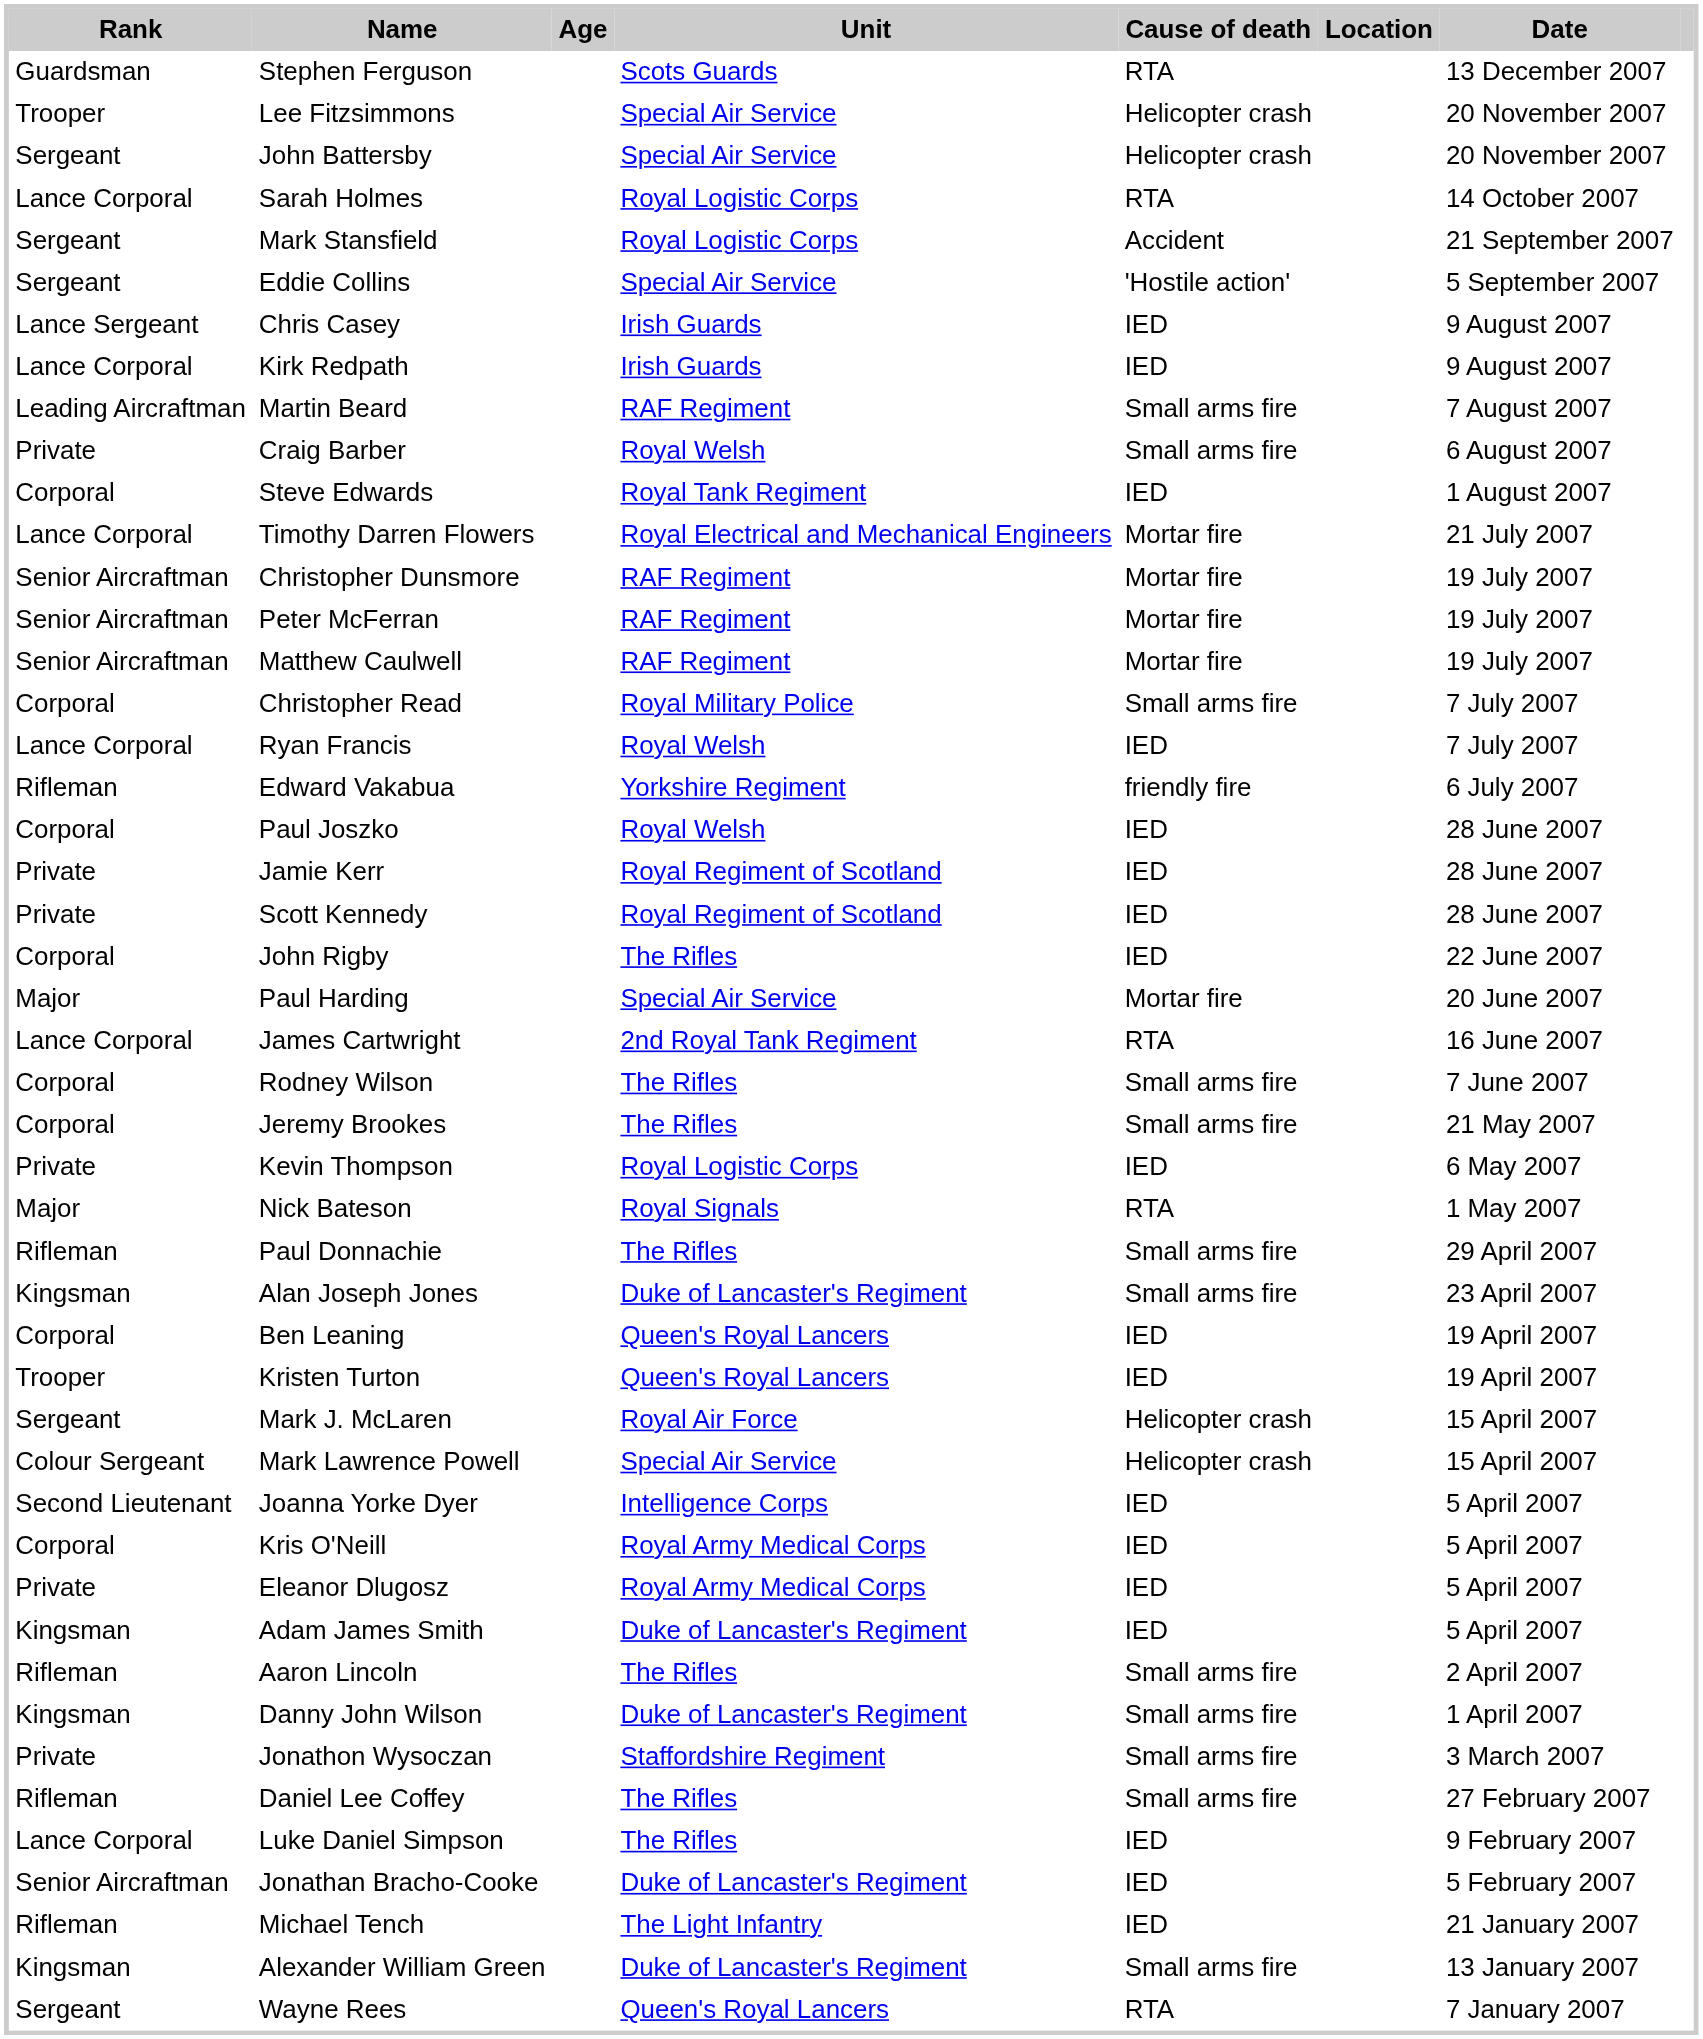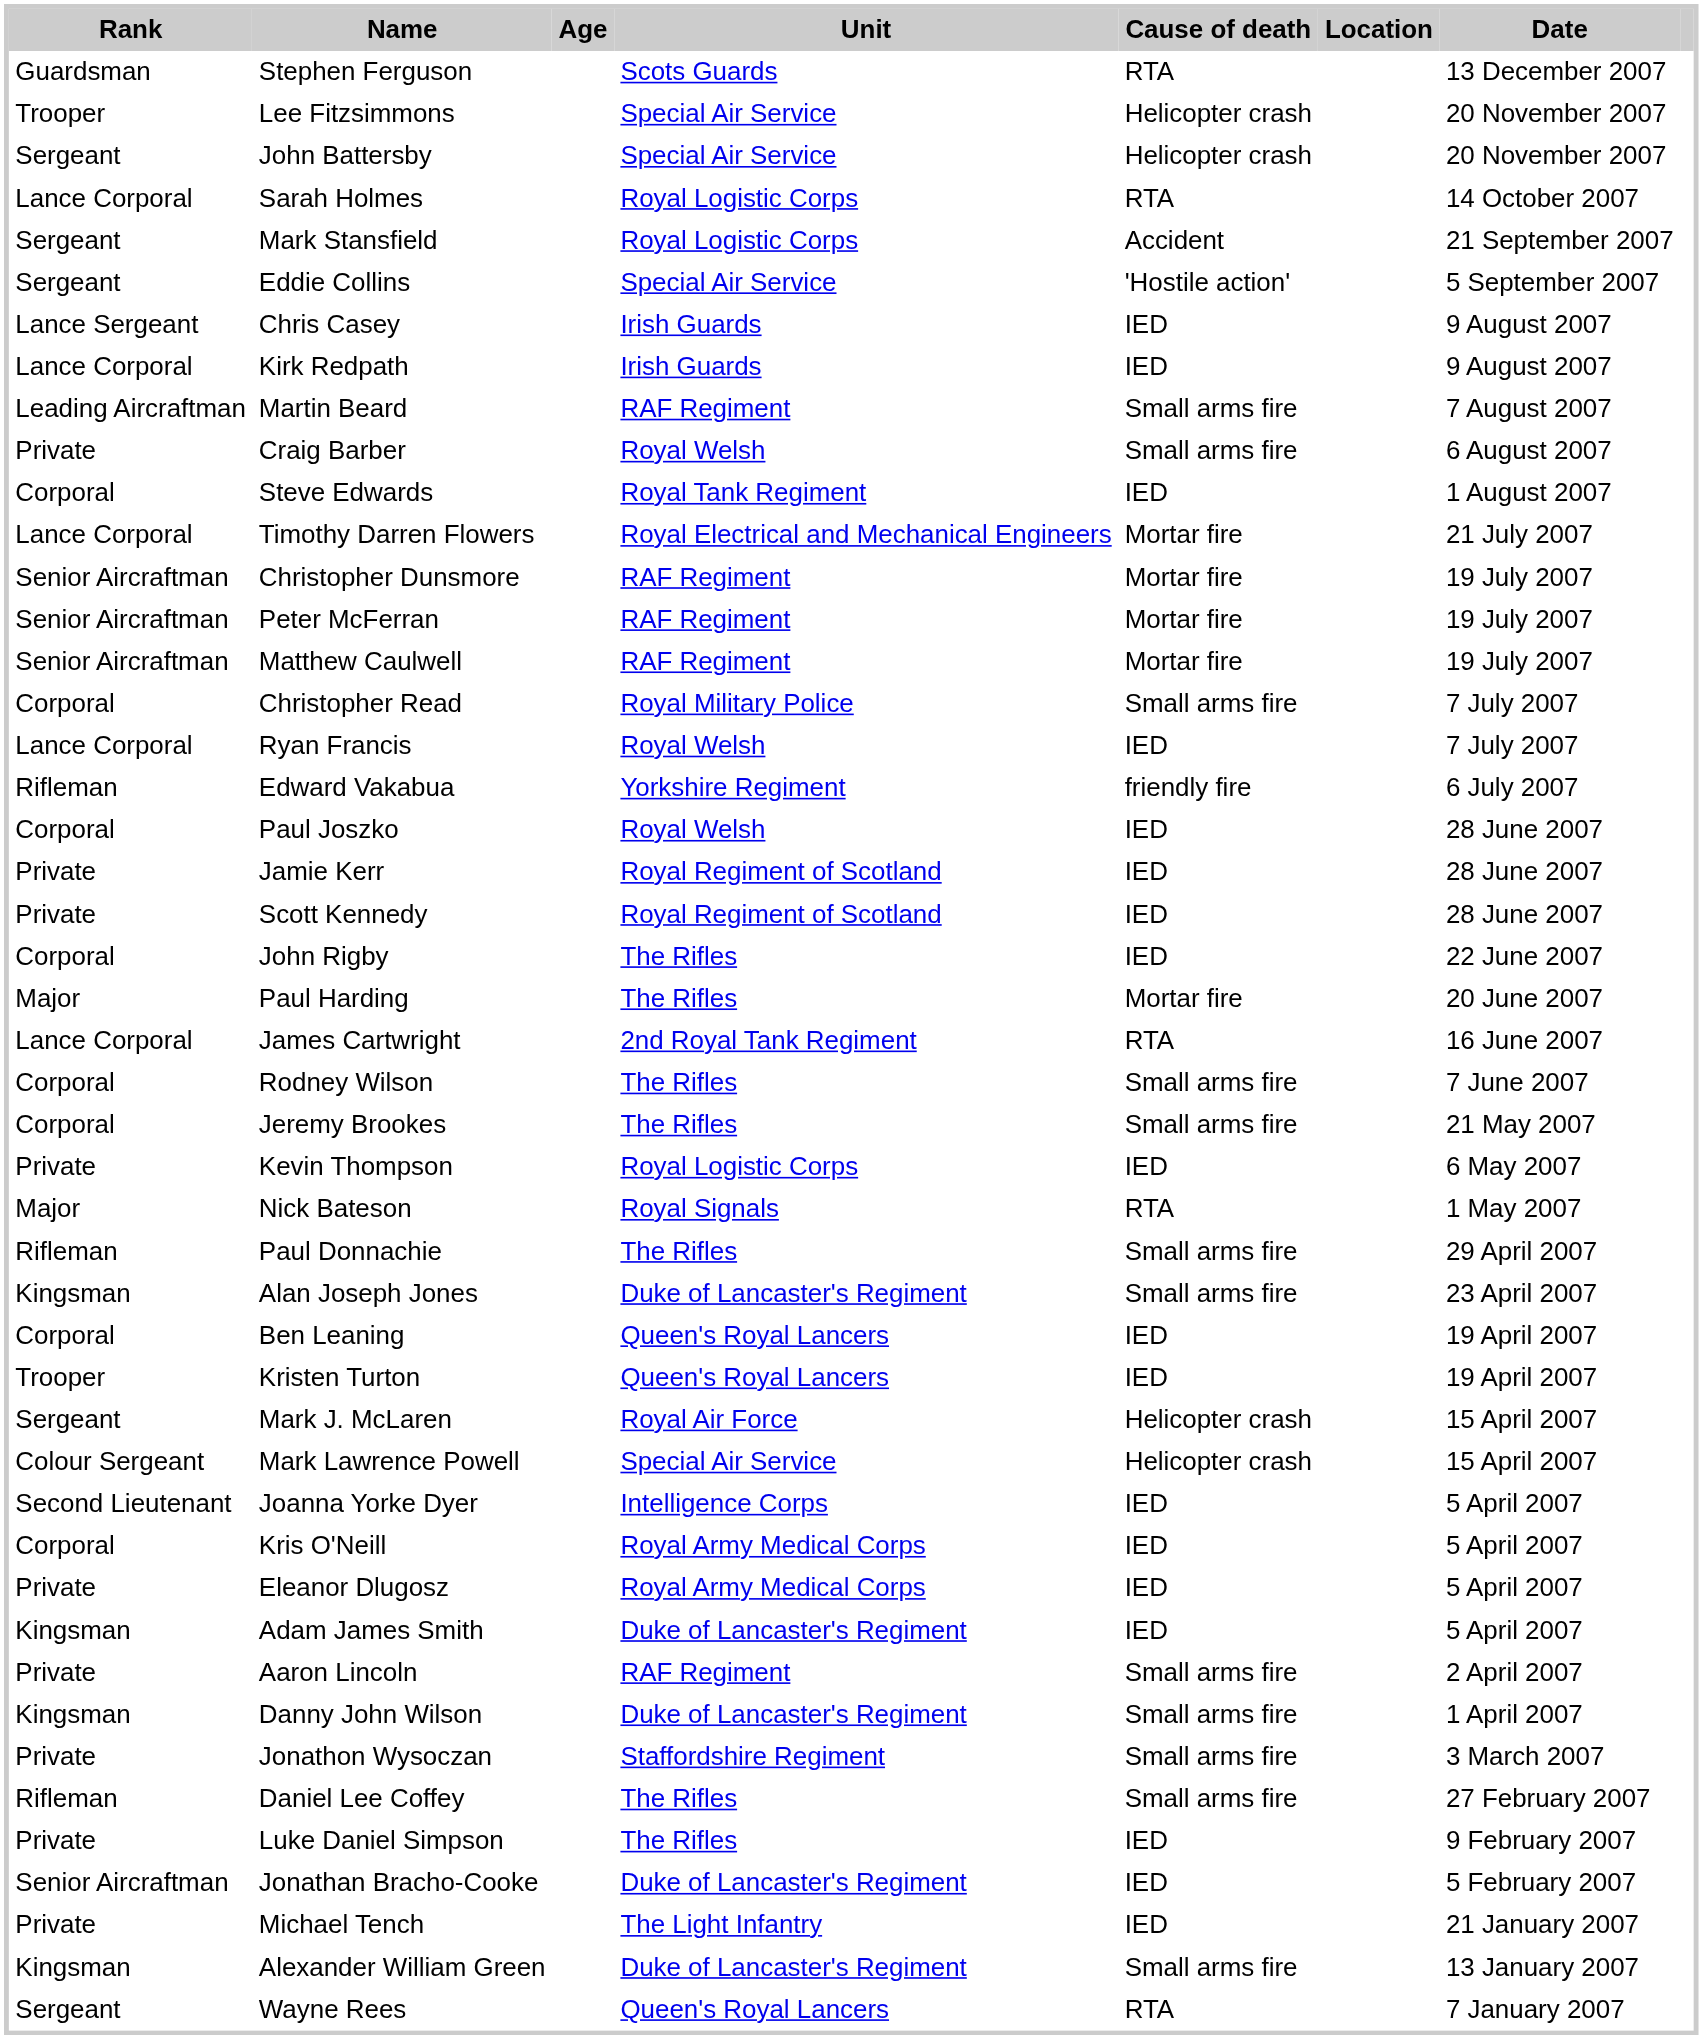(728, 998) Special Air Service -> (679, 998) The Rifles
(66, 1672) Rifleman -> (56, 1672) Private
(679, 1672) The Rifles -> (705, 1672) RAF Regiment
(104, 1840) Lance Corporal -> (56, 1840) Private
(66, 1925) Rifleman -> (56, 1925) Private
